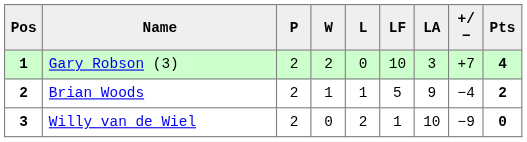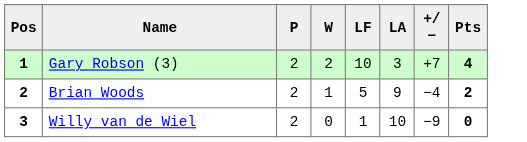- column: (363, 27)
